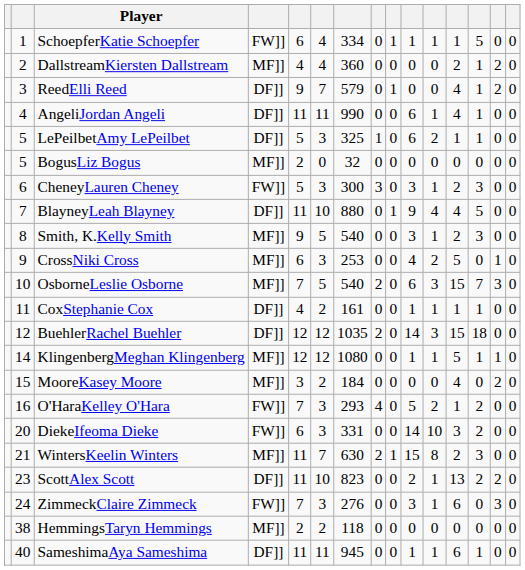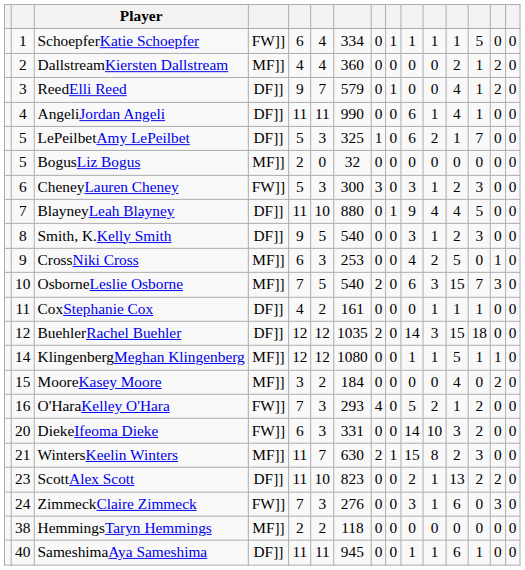(479, 138) 1 -> (479, 138) 7
(268, 235) MF]] -> (268, 235) DF]]
(412, 308) 1 -> (412, 308) 0
